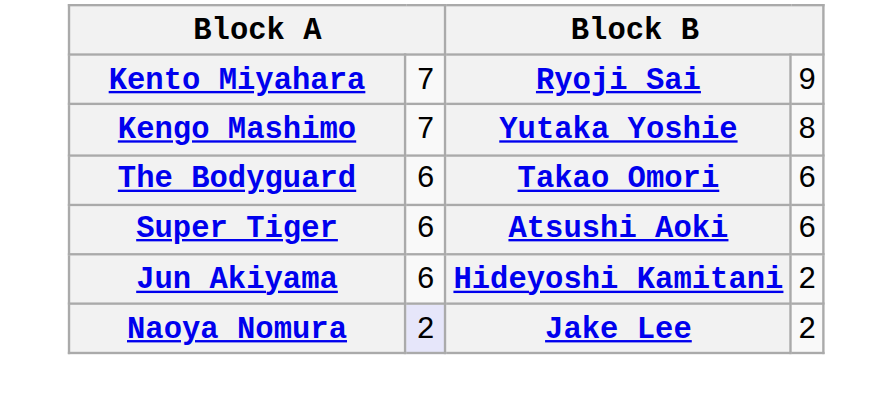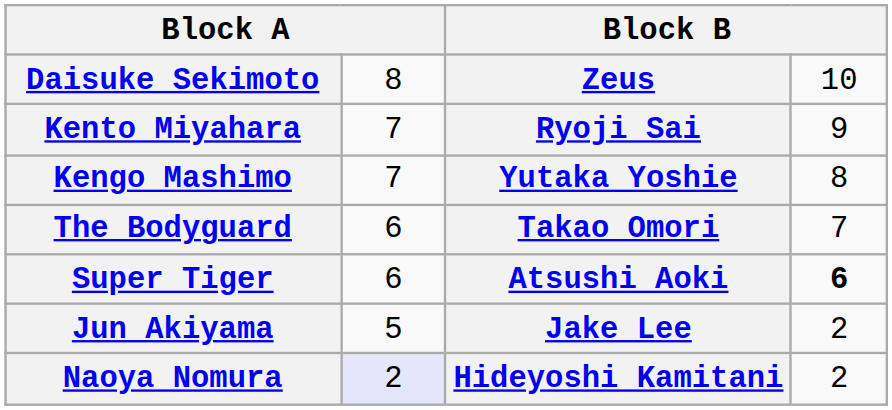+ row: (173, 80)
(807, 179) 6 -> (839, 229) 7
(807, 229) normal -> (839, 279) bold
(426, 279) 6 -> (393, 329) 5
(618, 279) Hideyoshi Kamitani -> (618, 329) Jake Lee
(618, 329) Jake Lee -> (618, 379) Hideyoshi Kamitani
